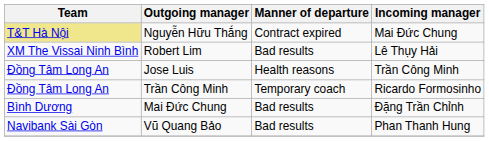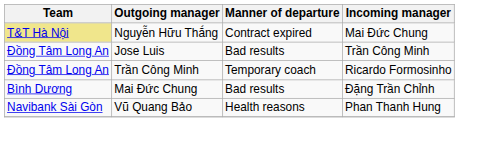- row: (173, 51)
(294, 70) Health reasons -> (255, 51) Bad results
(284, 126) Bad results -> (265, 107) Health reasons
